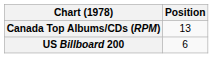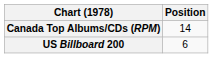(185, 28) 13 -> (185, 28) 14
